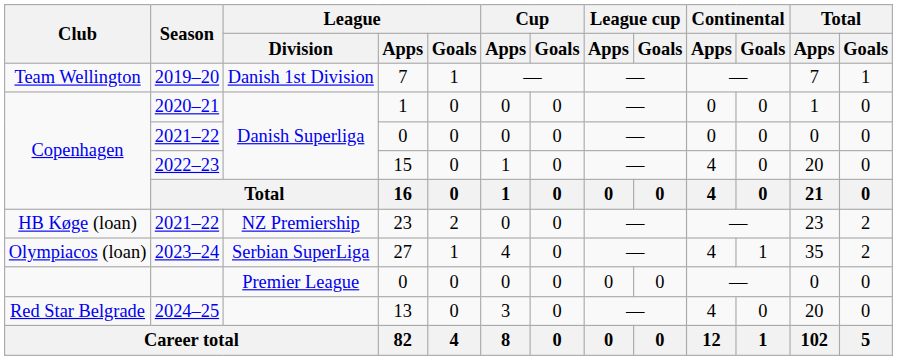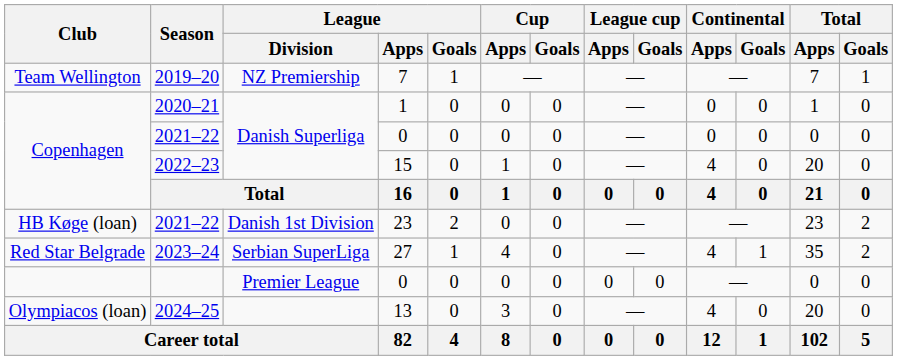(301, 77) Danish 1st Division -> (301, 77) NZ Premiership
(301, 223) NZ Premiership -> (301, 223) Danish 1st Division
(78, 252) Olympiacos (loan) -> (78, 252) Red Star Belgrade
(78, 310) Red Star Belgrade -> (78, 310) Olympiacos (loan)
